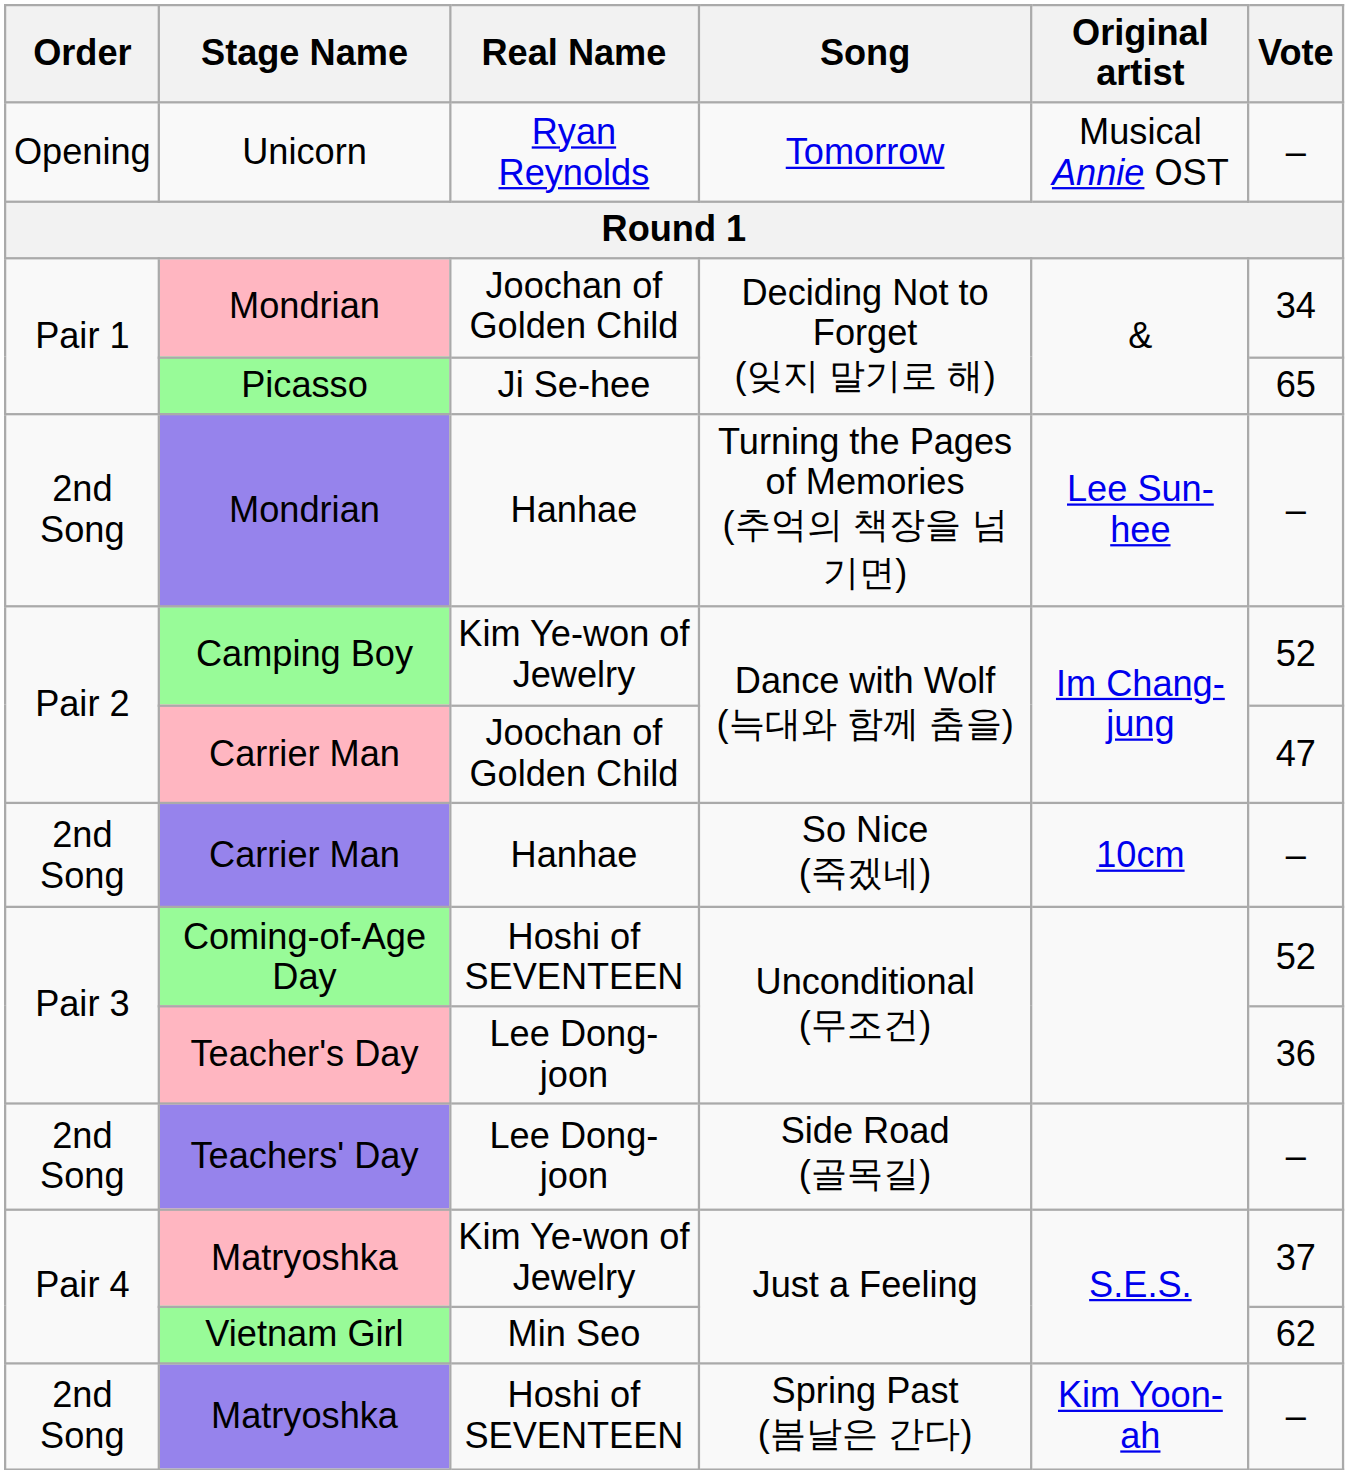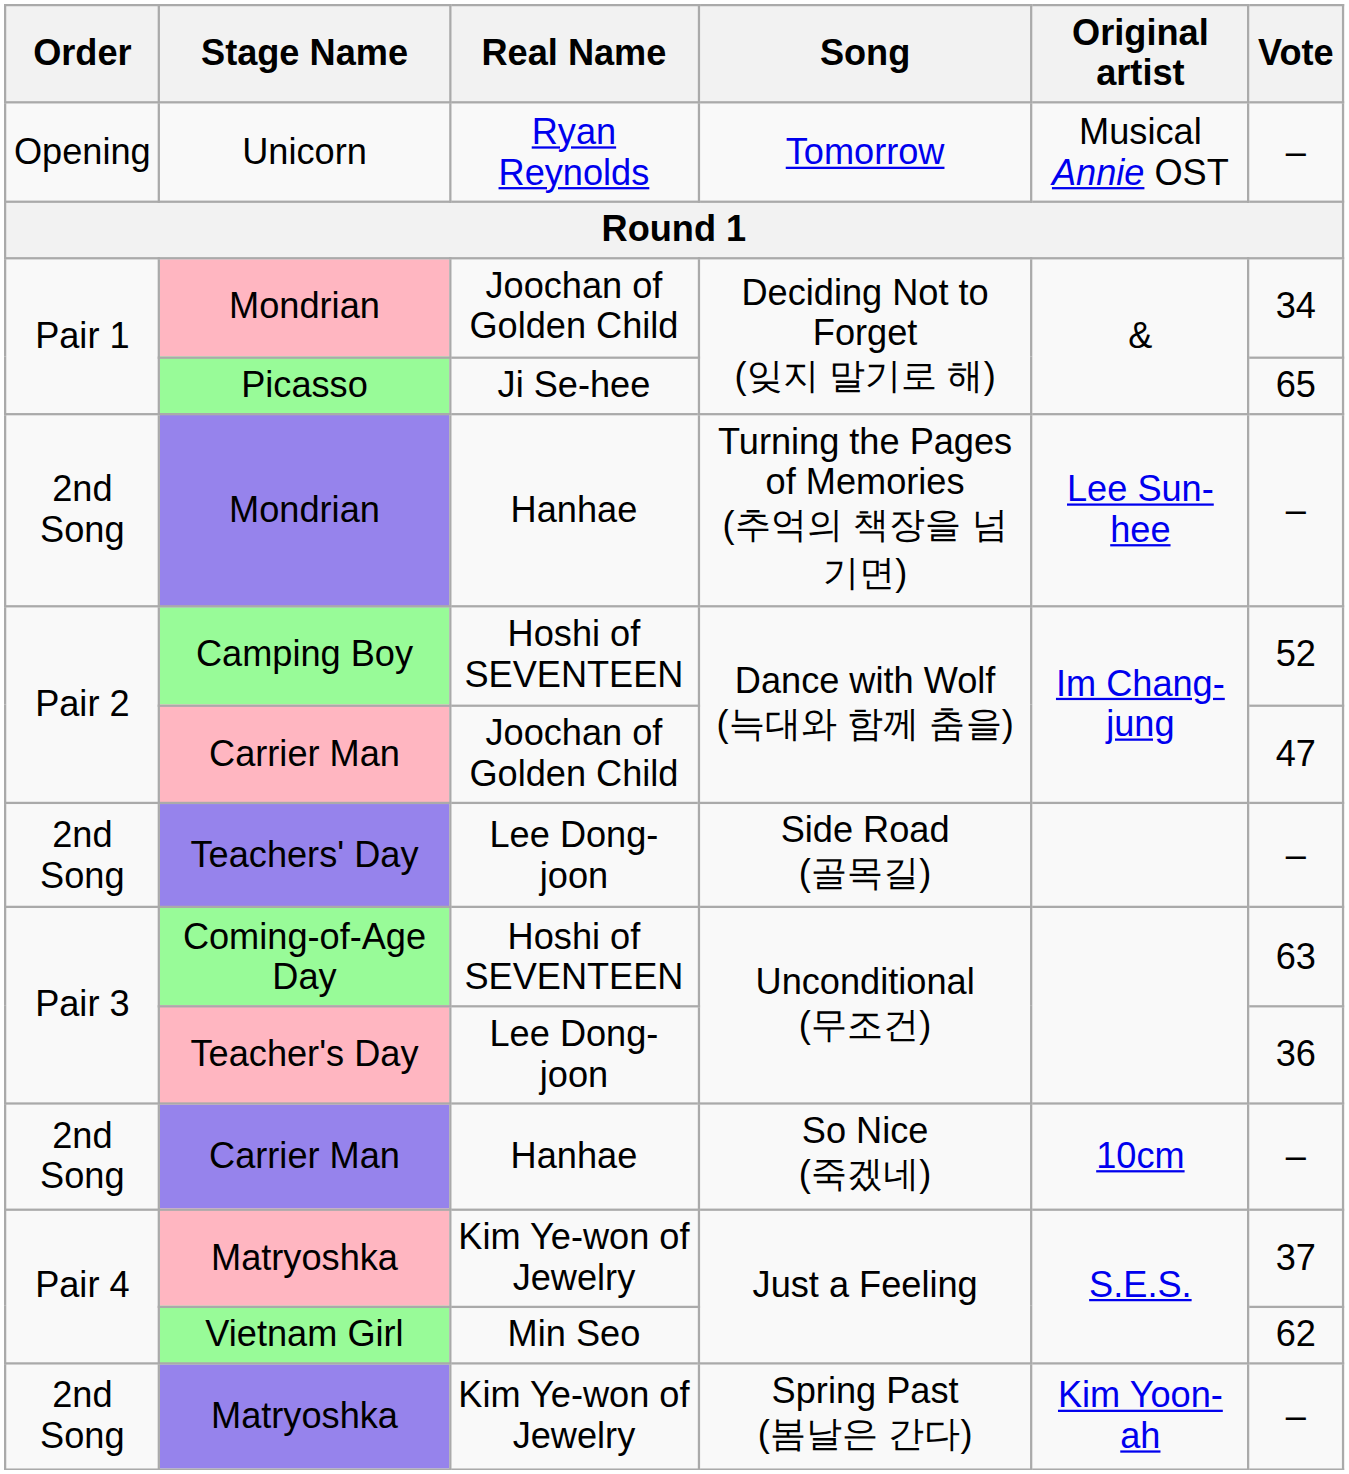(574, 655) Kim Ye-won of Jewelry -> (574, 655) Hoshi of SEVENTEEN
rows swapped: (305, 854) <-> (305, 1155)
(1296, 956) 52 -> (1296, 956) 63
(574, 1415) Hoshi of SEVENTEEN -> (574, 1415) Kim Ye-won of Jewelry
